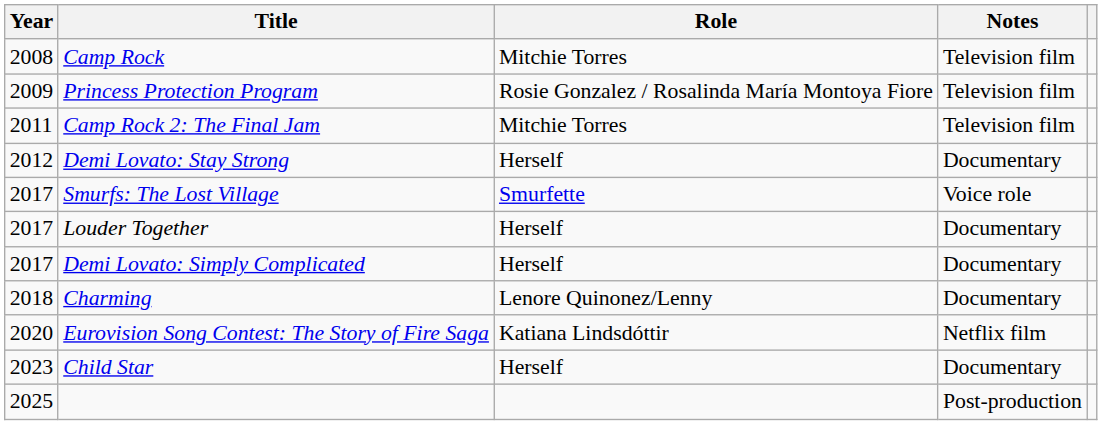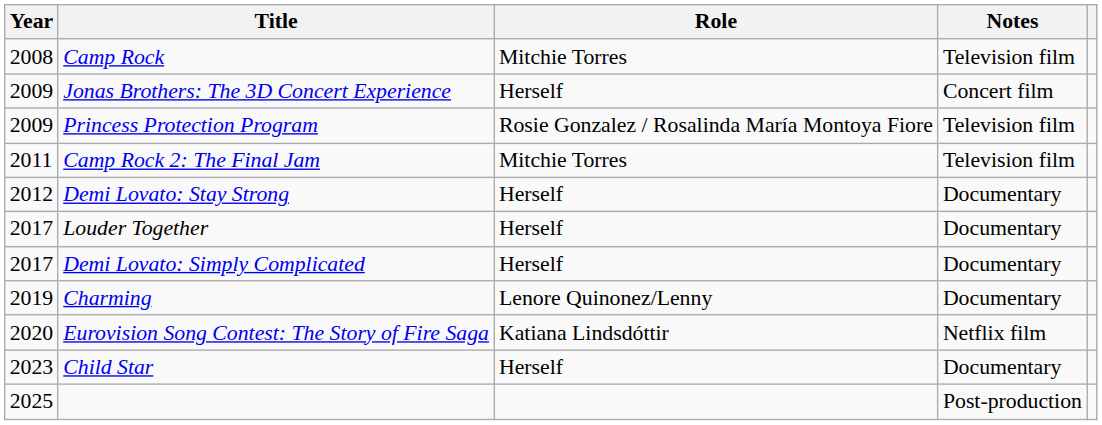+ row: (257, 90)
- row: (171, 194)
(31, 297) 2018 -> (31, 297) 2019
